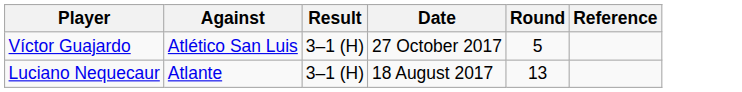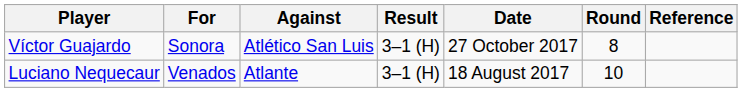+ column: (202, 18)
(538, 45) 5 -> (614, 45) 8
(538, 73) 13 -> (614, 73) 10
